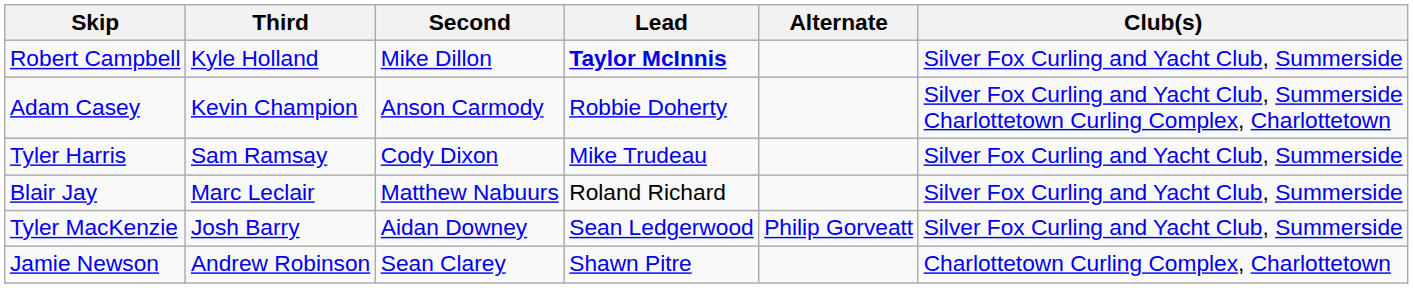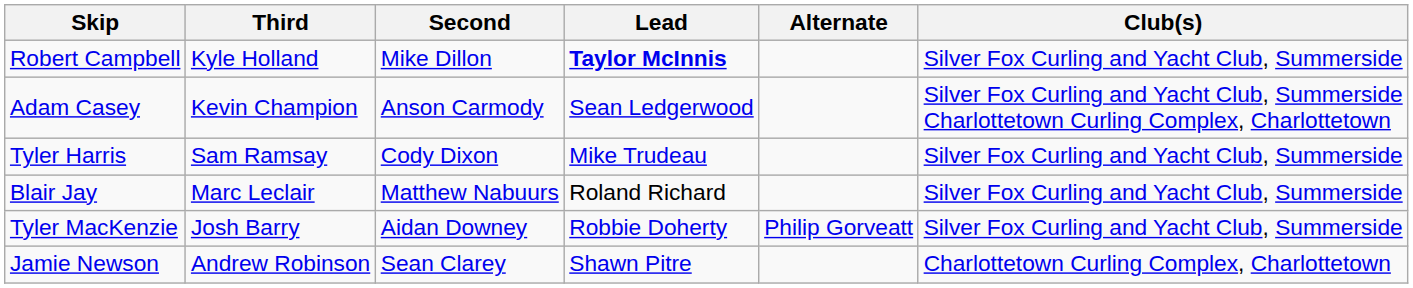(648, 107) Robbie Doherty -> (661, 107) Sean Ledgerwood
(661, 228) Sean Ledgerwood -> (648, 228) Robbie Doherty
